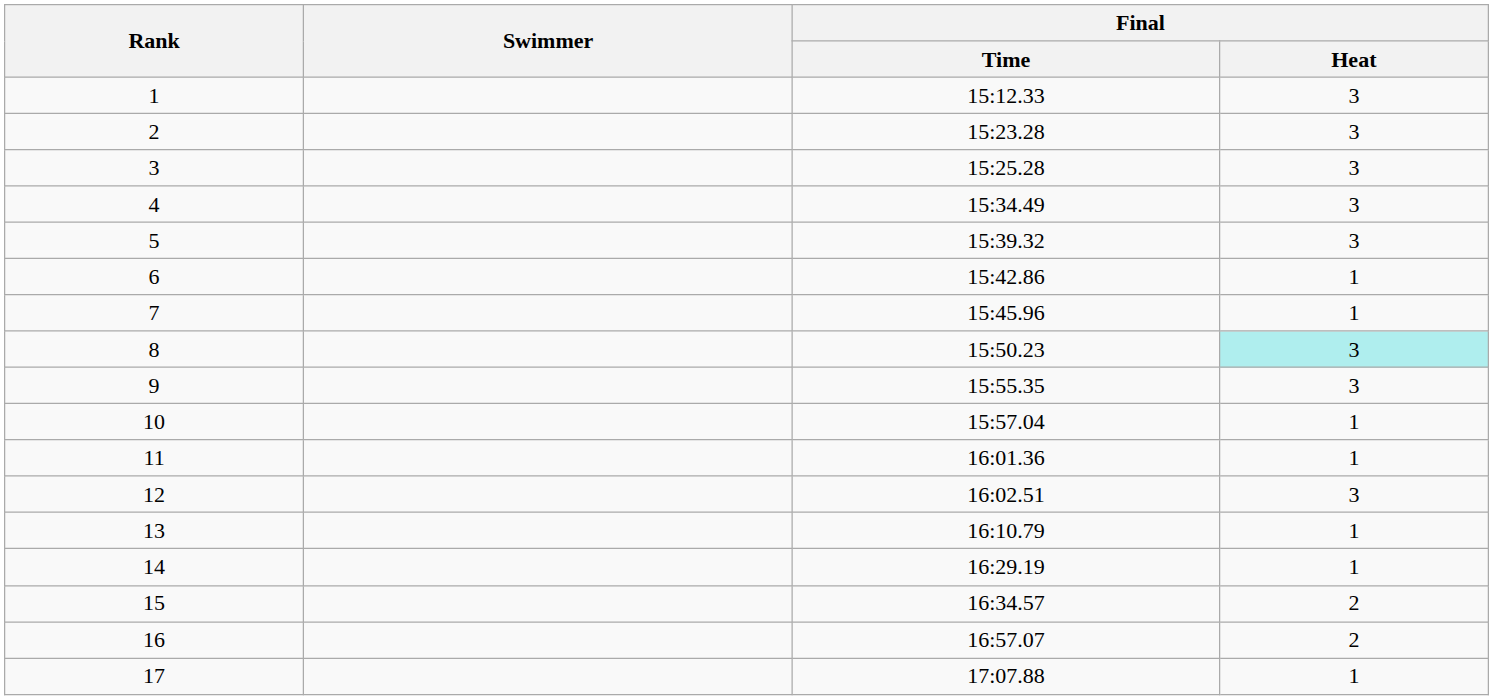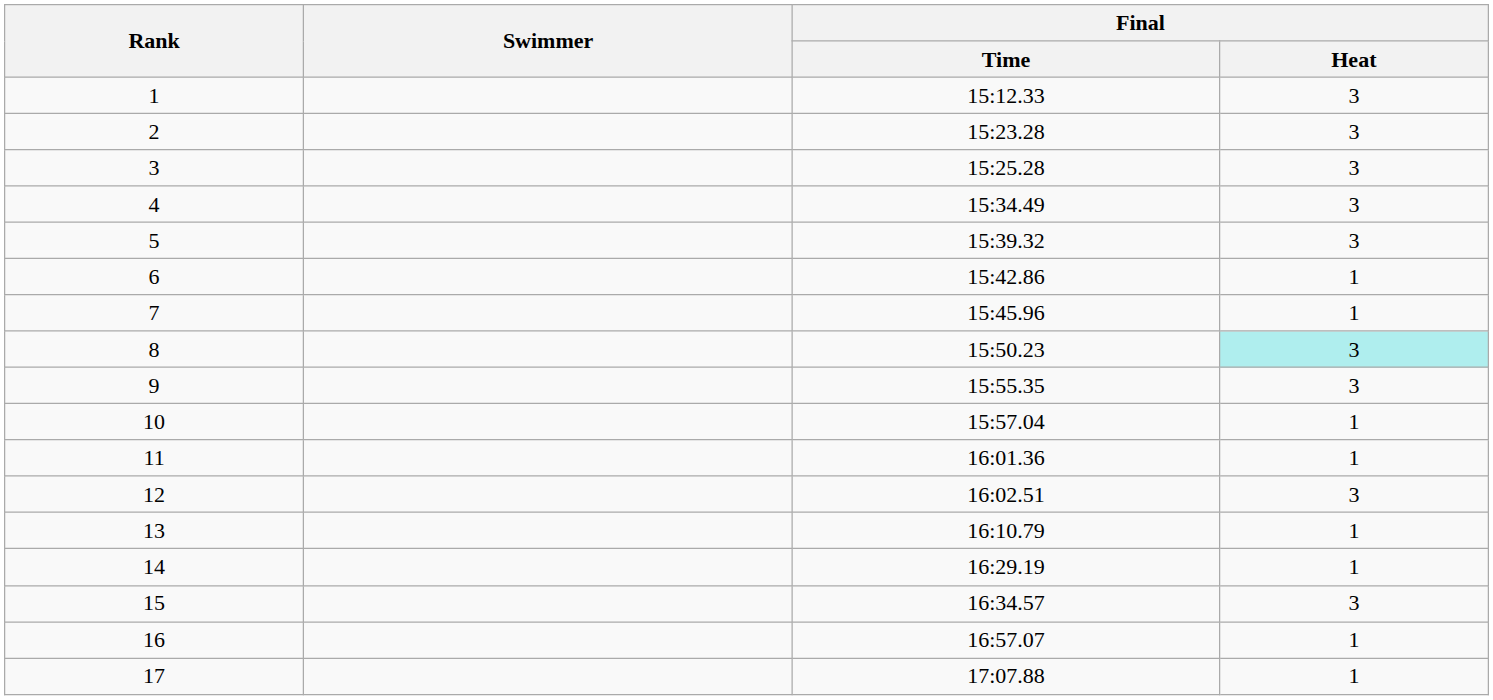(1354, 602) 2 -> (1354, 602) 3
(1354, 639) 2 -> (1354, 639) 1
